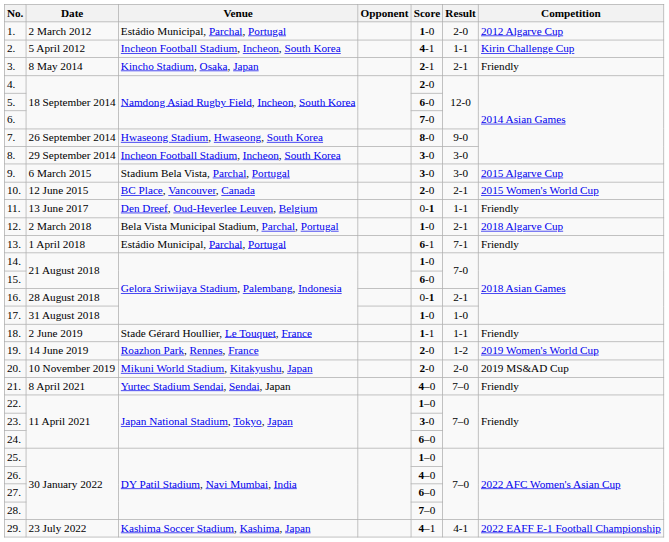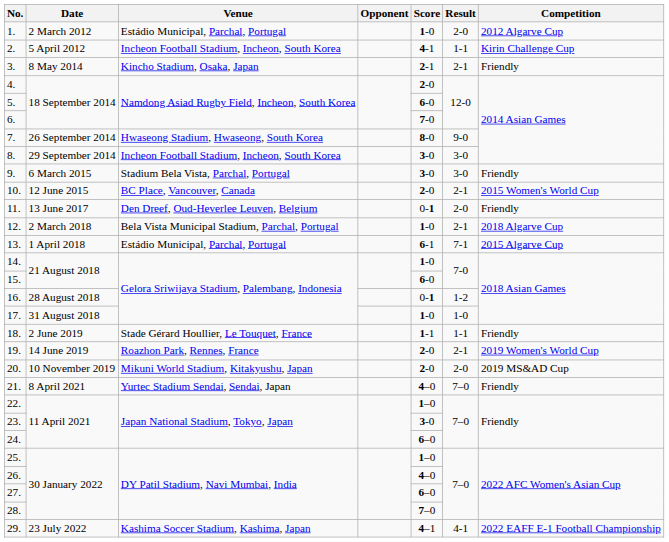(522, 173) 2015 Algarve Cup -> (500, 173) Friendly
(461, 208) 1-1 -> (461, 208) 2-0
(500, 244) Friendly -> (522, 244) 2015 Algarve Cup
(461, 297) 2-1 -> (461, 297) 1-2
(461, 350) 1-2 -> (461, 350) 2-1
